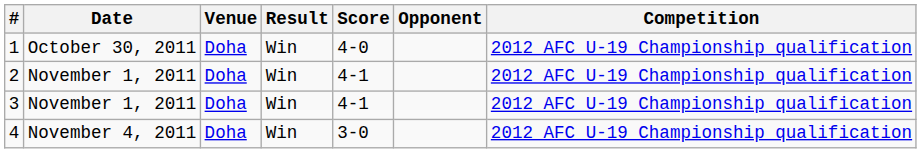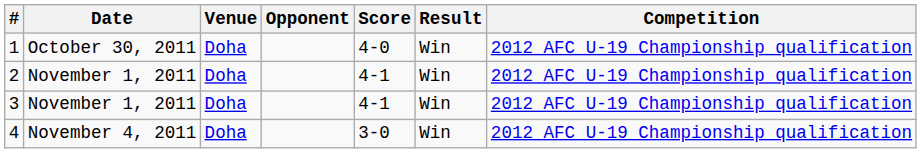columns swapped: (440, 19) <-> (297, 19)
